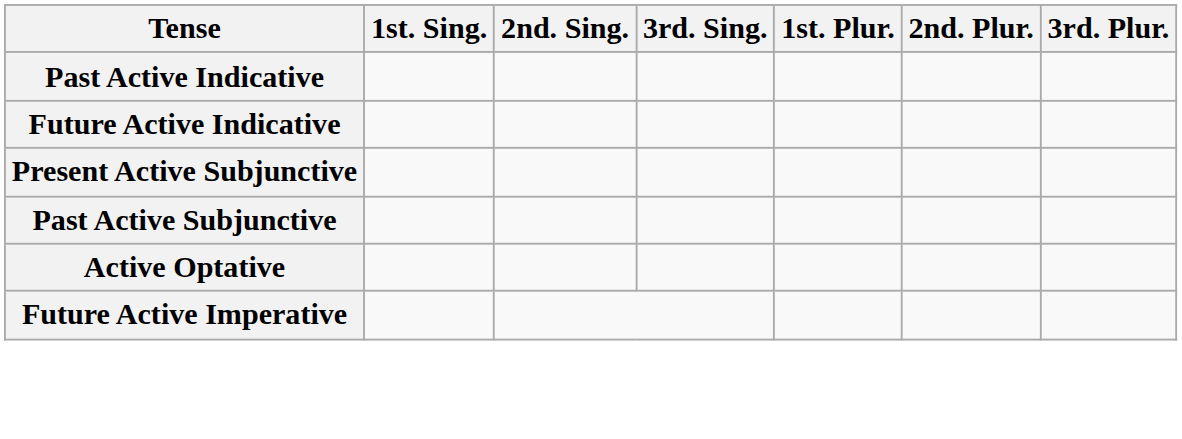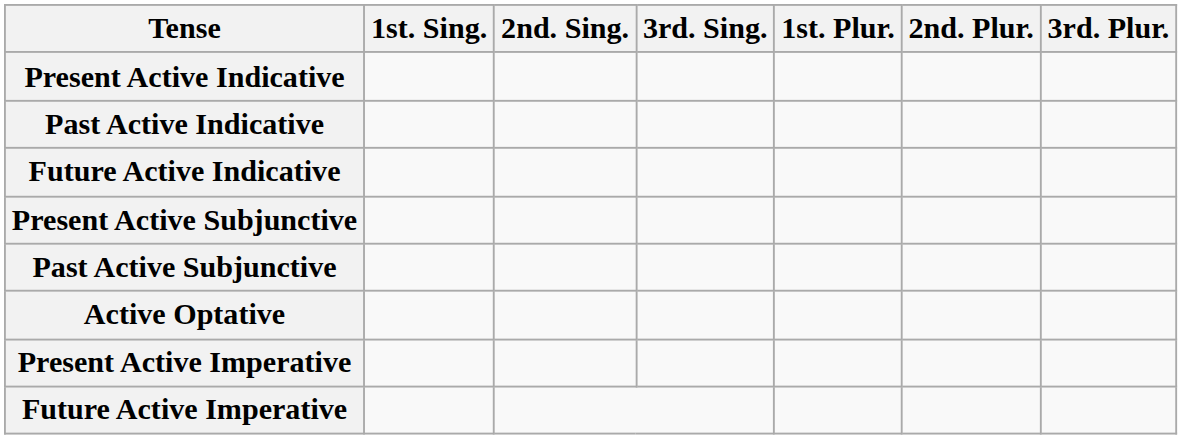+ row: (185, 76)
+ row: (185, 362)
